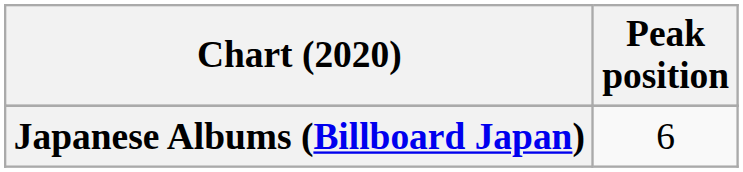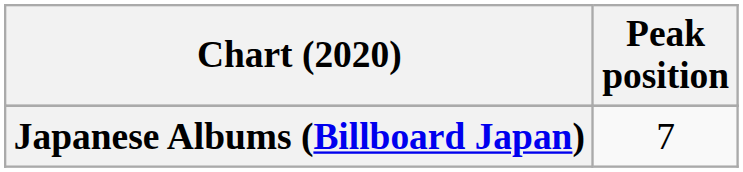(666, 135) 6 -> (666, 135) 7
